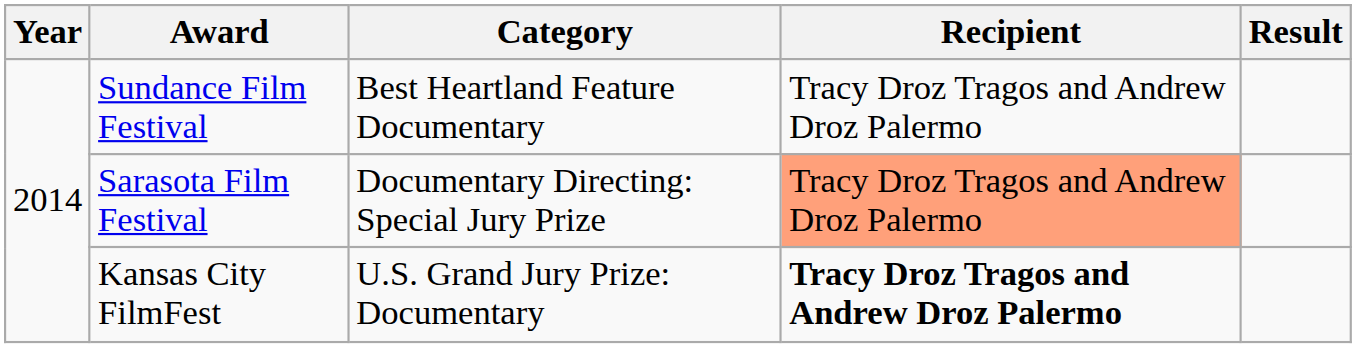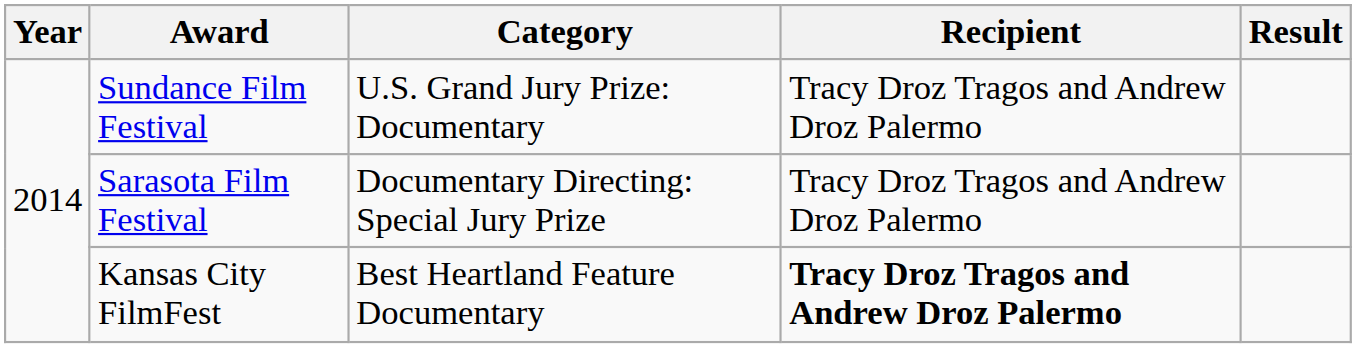(516, 106) Best Heartland Feature Documentary -> (513, 106) U.S. Grand Jury Prize: Documentary
(1007, 199) lightsalmon background -> (1007, 199) no background
(513, 293) U.S. Grand Jury Prize: Documentary -> (516, 293) Best Heartland Feature Documentary
